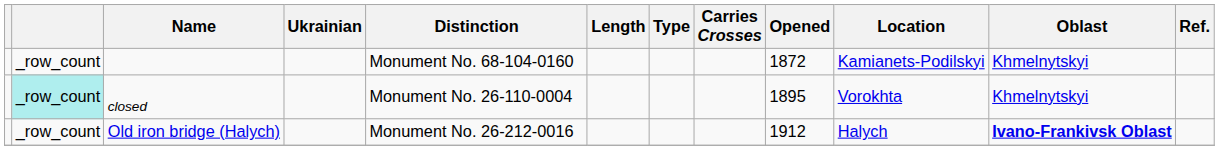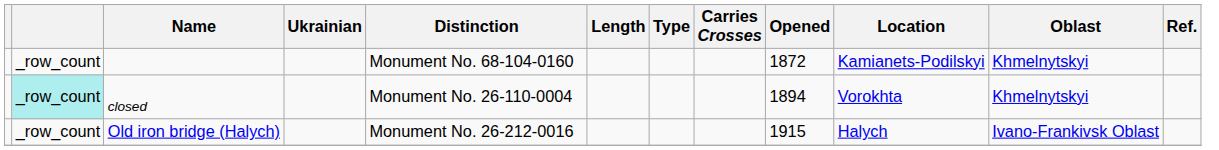(788, 96) 1895 -> (788, 96) 1894
(788, 131) 1912 -> (788, 131) 1915
(1082, 131) bold -> (1076, 131) normal
